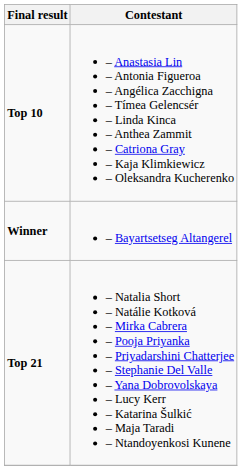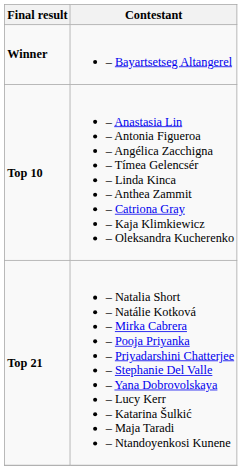rows swapped: (27, 230) <-> (25, 113)
